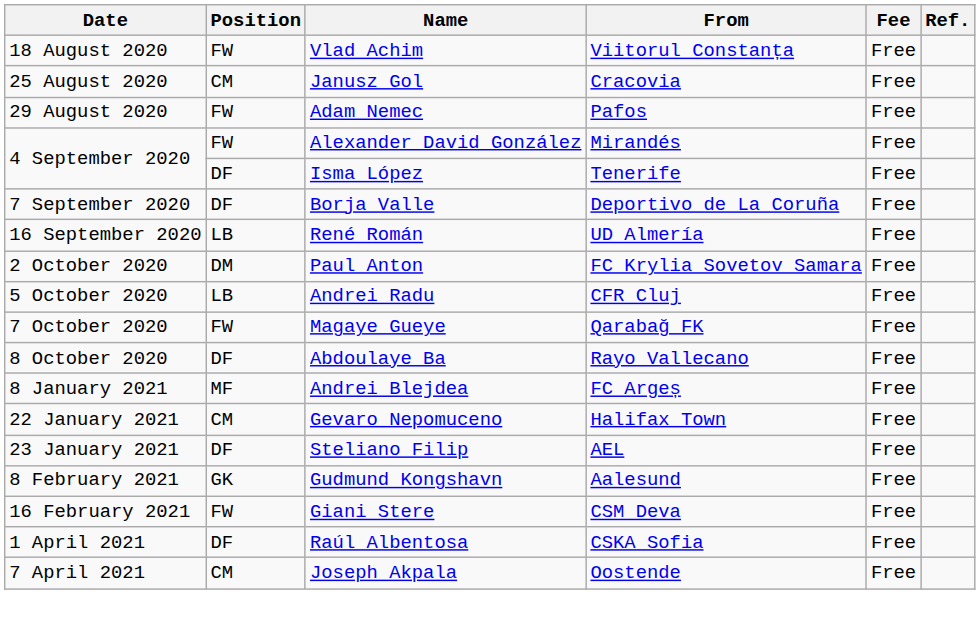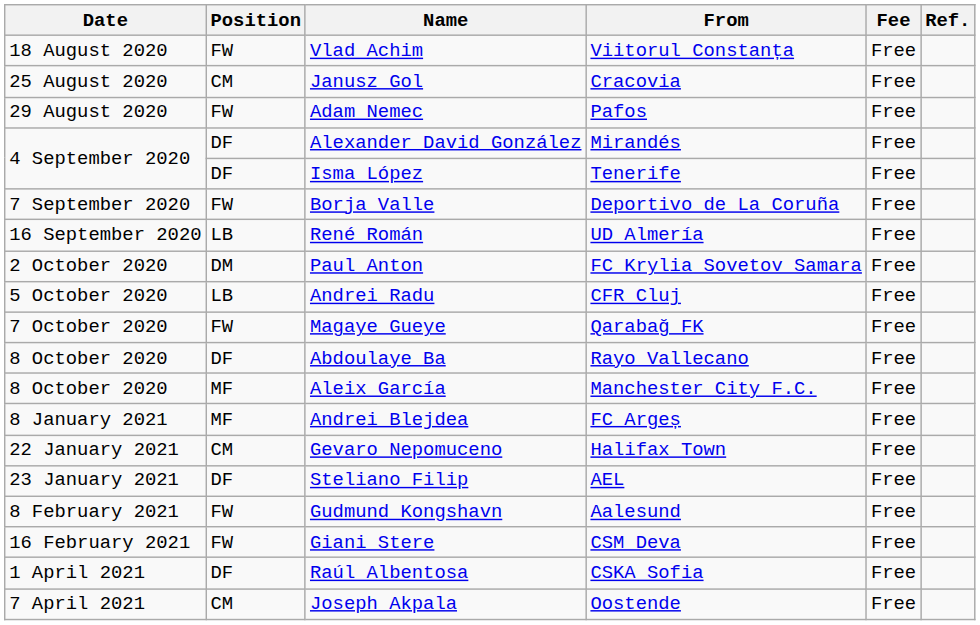(222, 143) FW -> (222, 143) DF
(222, 204) DF -> (222, 204) FW
+ row: (378, 389)
(222, 481) GK -> (222, 512) FW
